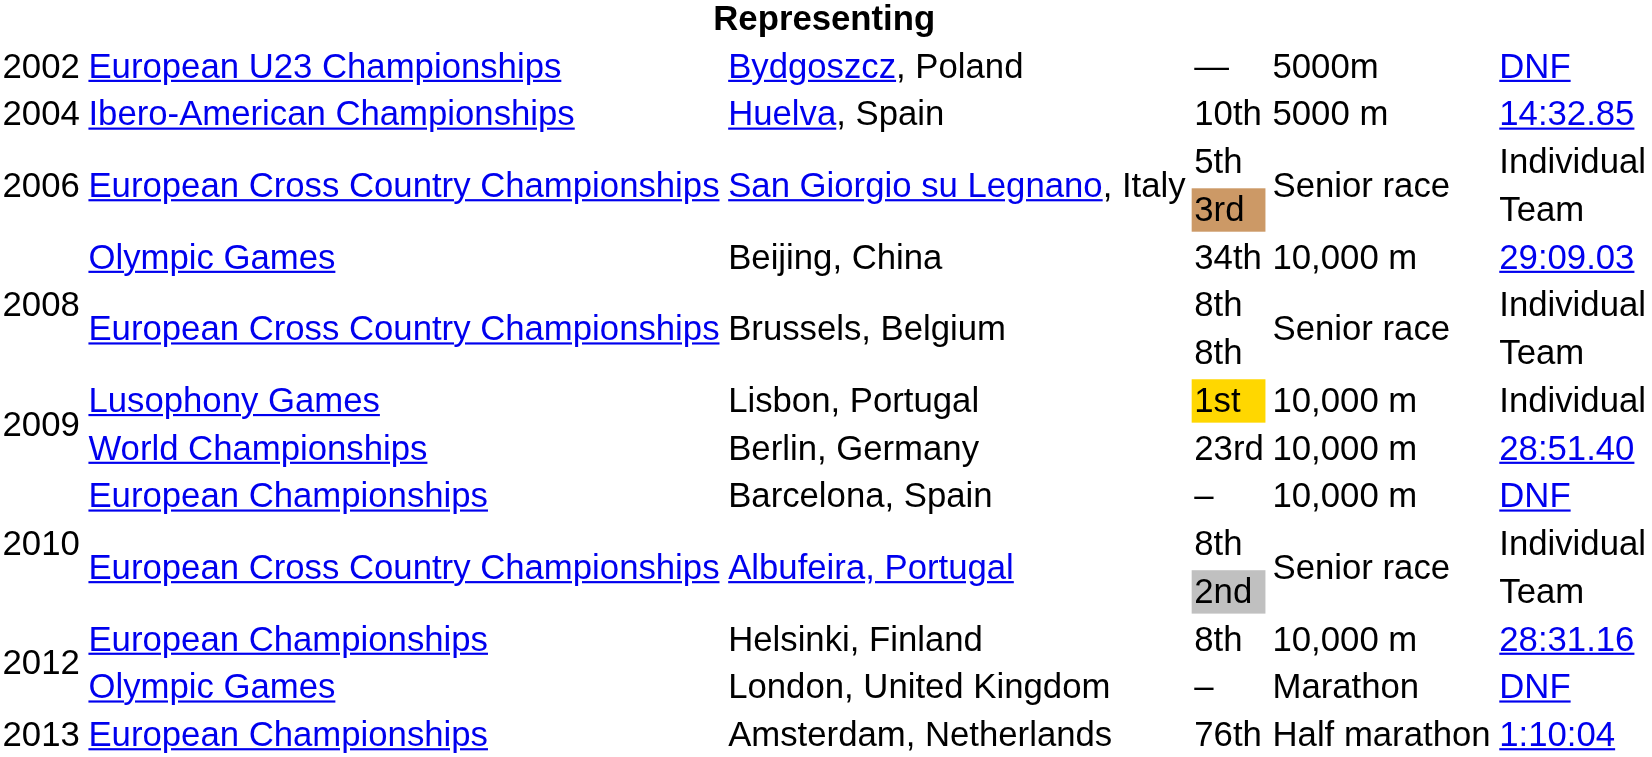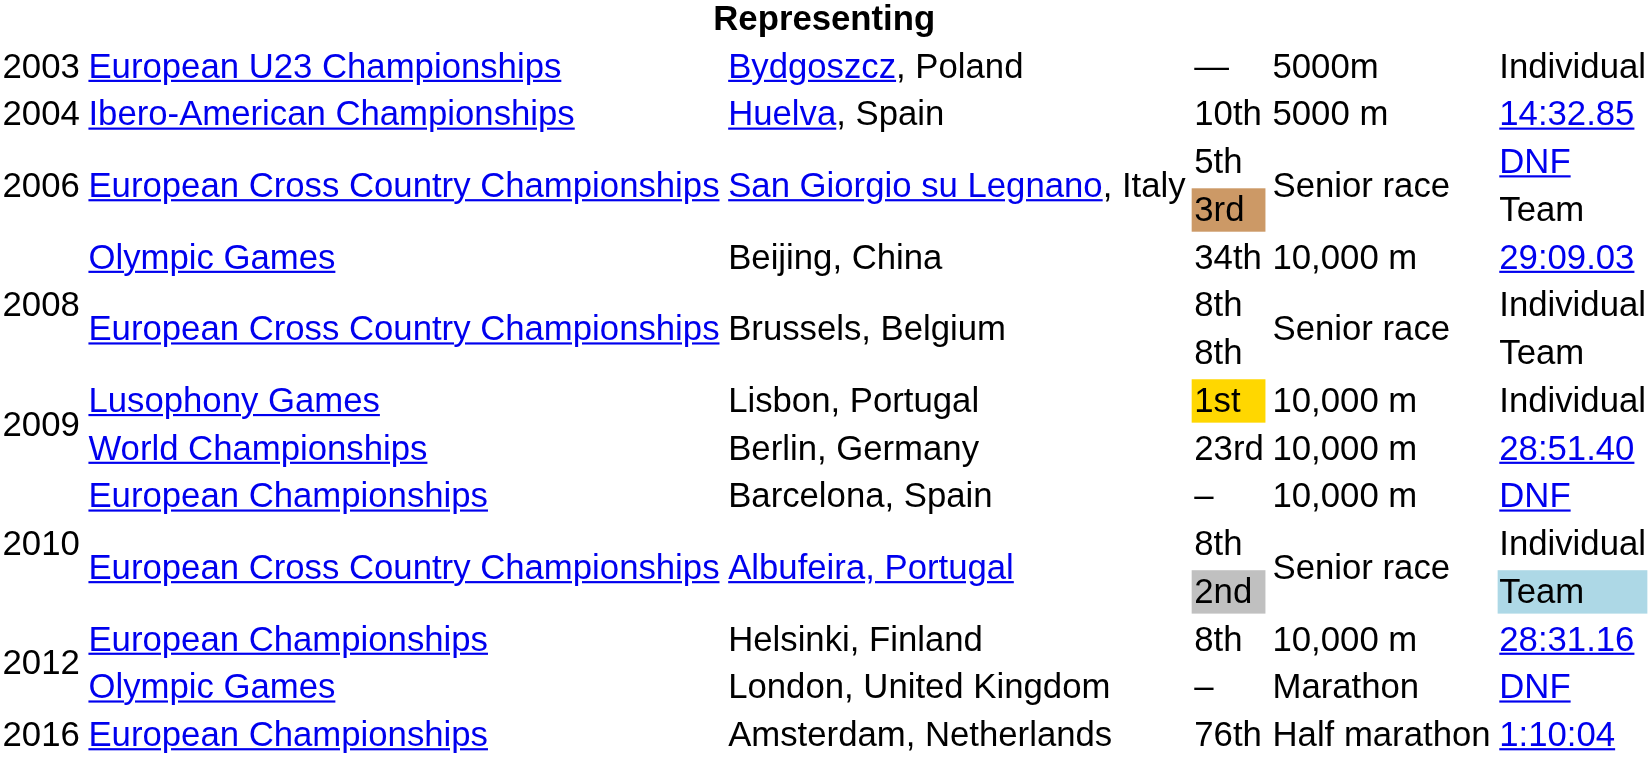(41, 66) 2002 -> (41, 66) 2003
(1535, 66) DNF -> (1573, 66) Individual
(1573, 161) Individual -> (1535, 161) DNF
(1542, 591) no background -> (1542, 591) lightblue background
(41, 734) 2013 -> (41, 734) 2016
